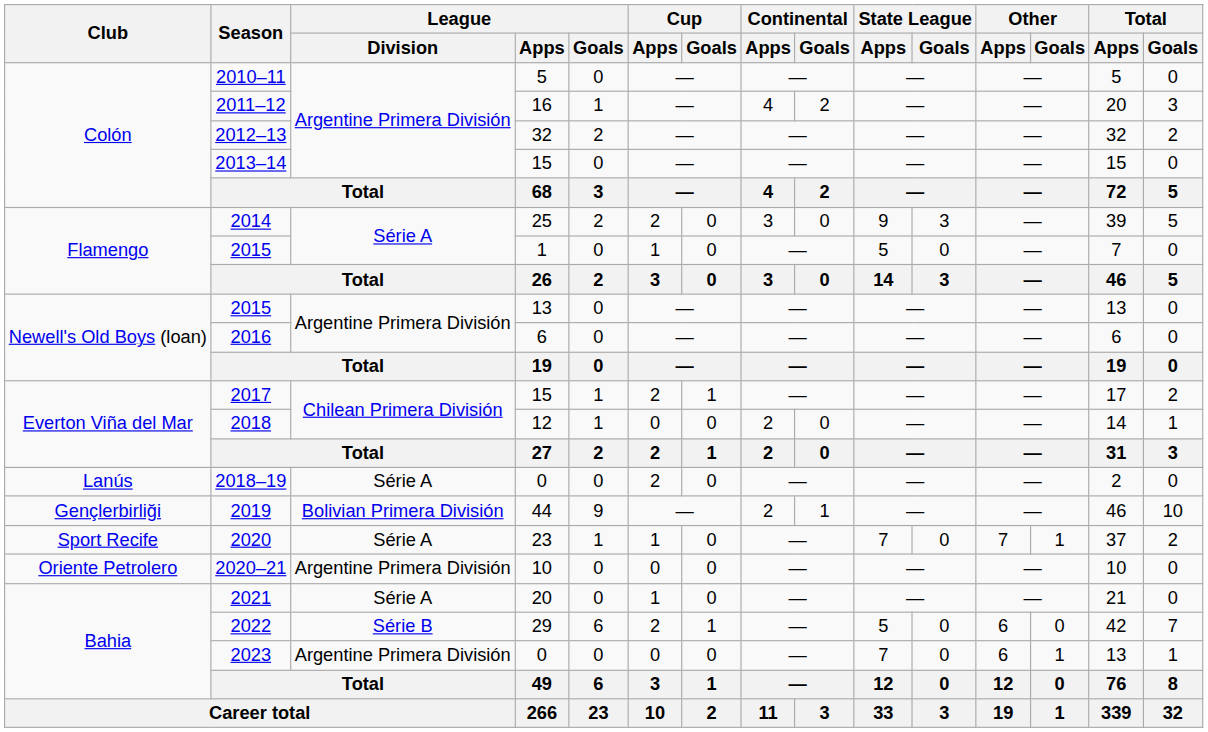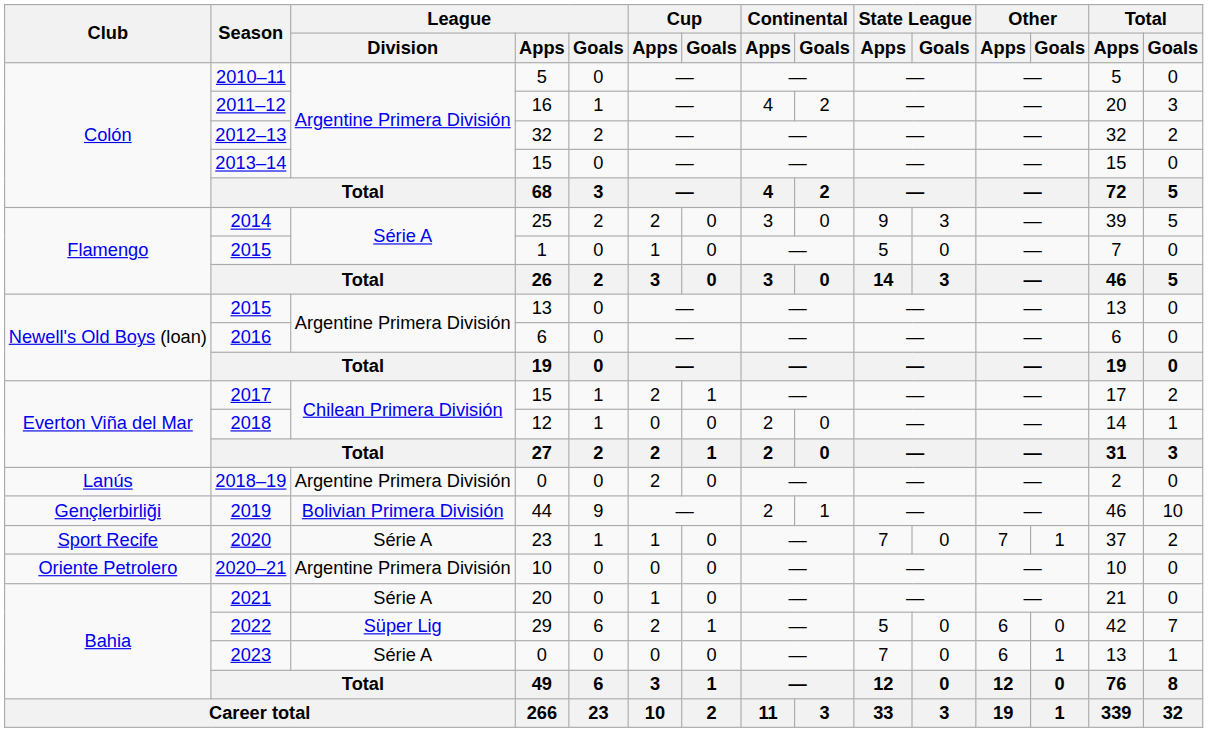(403, 481) Série A -> (403, 481) Argentine Primera División
(403, 626) Série B -> (403, 626) Süper Lig
(403, 655) Argentine Primera División -> (403, 655) Série A
